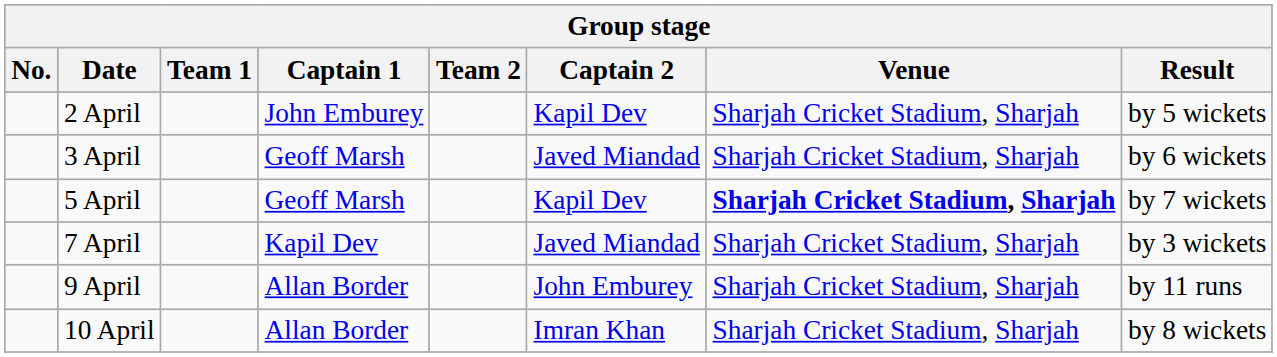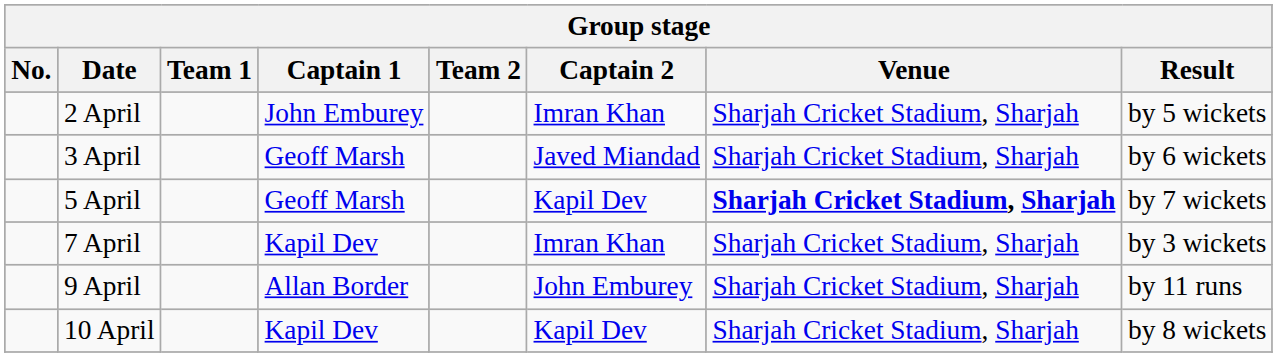(590, 112) Kapil Dev -> (599, 112) Imran Khan
(617, 243) Javed Miandad -> (599, 243) Imran Khan
(336, 329) Allan Border -> (321, 329) Kapil Dev
(599, 329) Imran Khan -> (590, 329) Kapil Dev
